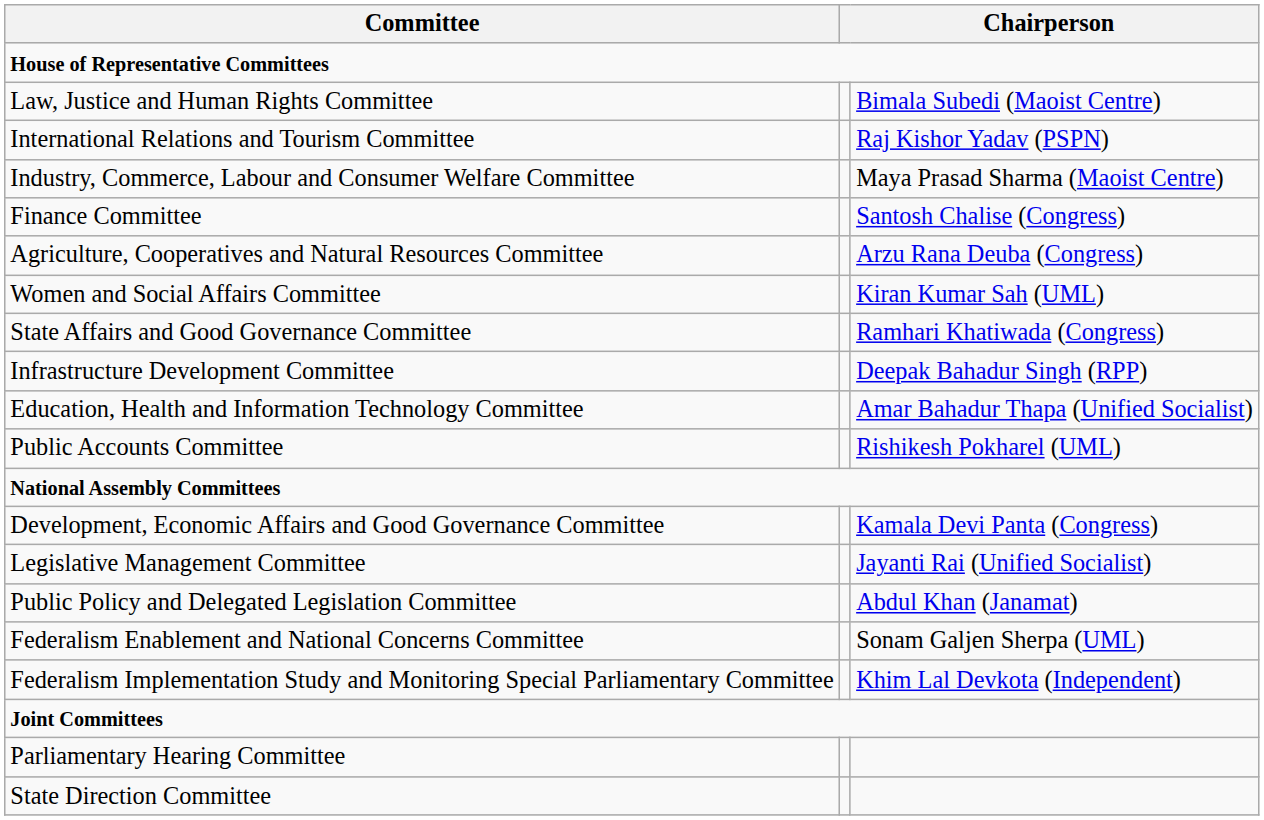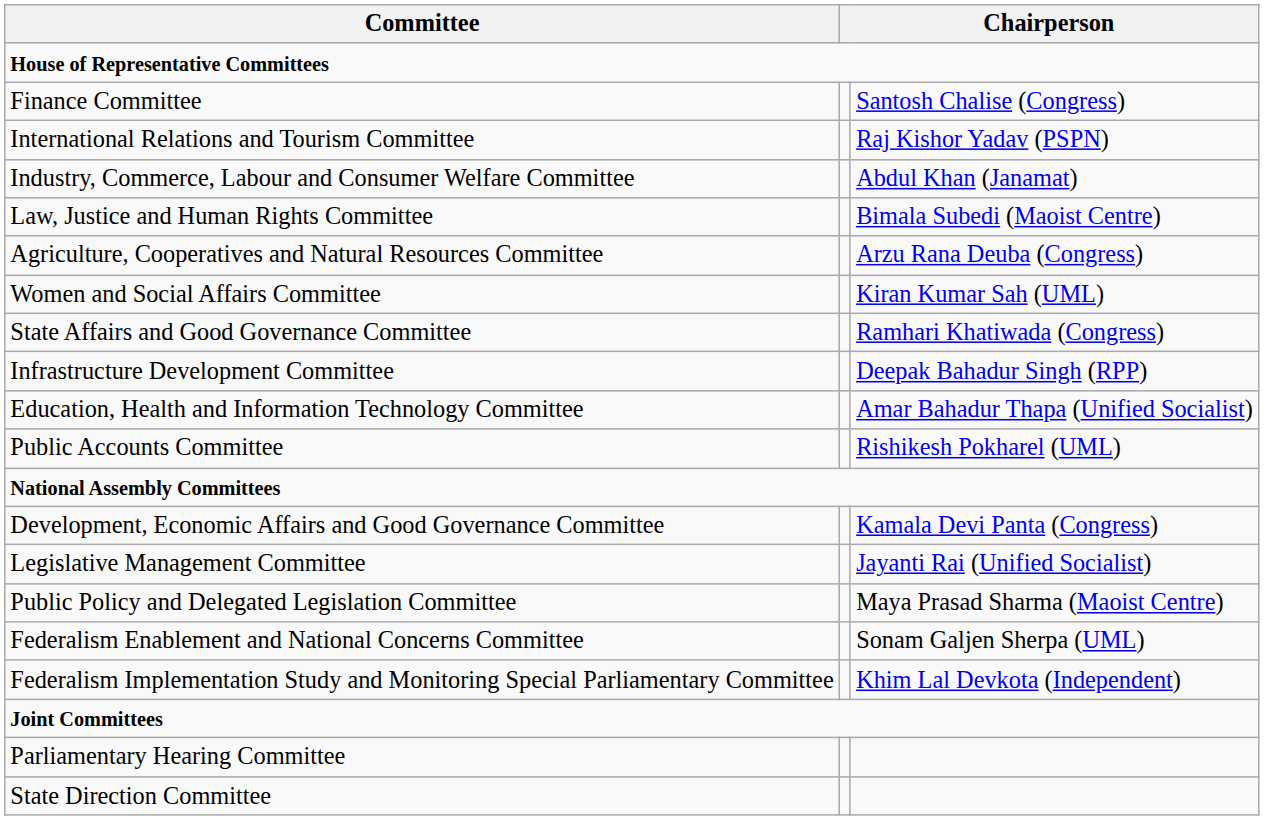rows swapped: (106, 216) <-> (222, 100)
(1040, 178) Maya Prasad Sharma (Maoist Centre) -> (967, 178) Abdul Khan (Janamat)
(967, 602) Abdul Khan (Janamat) -> (1040, 602) Maya Prasad Sharma (Maoist Centre)
